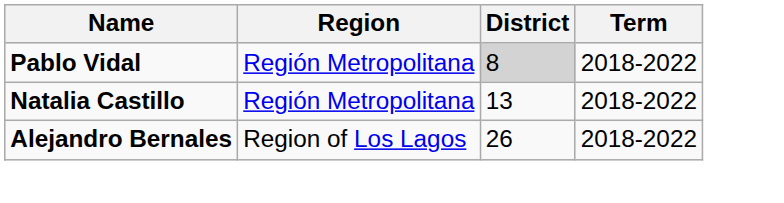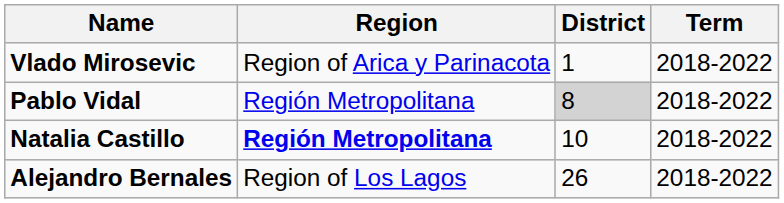+ row: (103, 62)
(359, 100) normal -> (368, 139) bold
(499, 100) 13 -> (575, 139) 10
